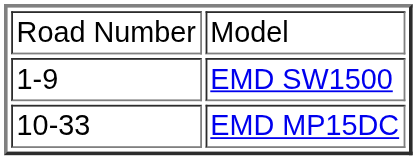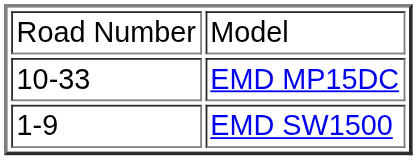rows swapped: (302, 79) <-> (305, 126)
